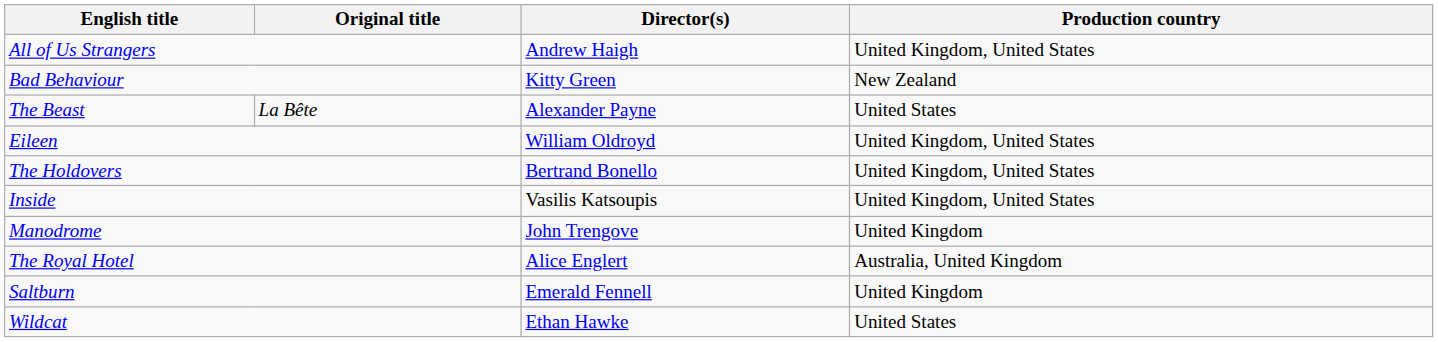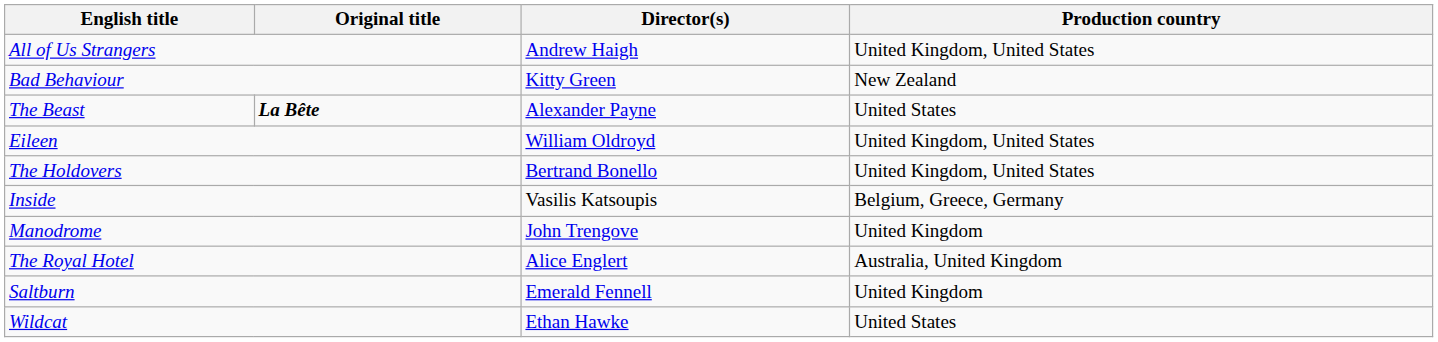(288, 110) normal -> (289, 110) bold
(974, 200) United Kingdom, United States -> (959, 200) Belgium, Greece, Germany
